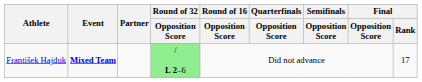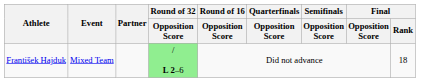(93, 60) bold -> (92, 60) normal
(405, 60) 17 -> (403, 60) 18
